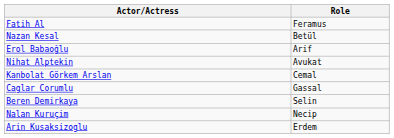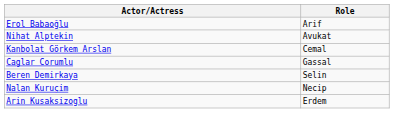- row: (25, 24)
- row: (32, 37)
